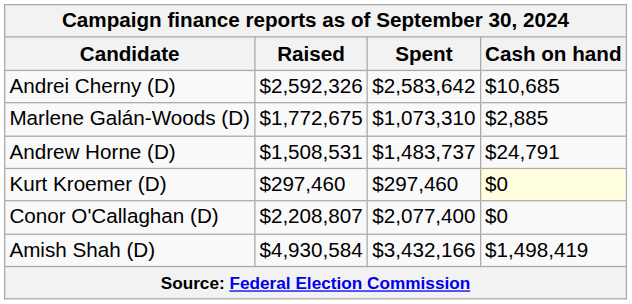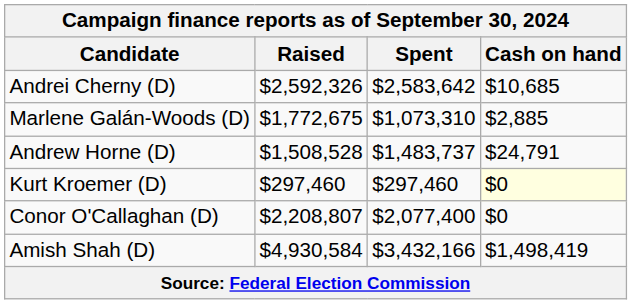(311, 151) $1,508,531 -> (311, 151) $1,508,528
